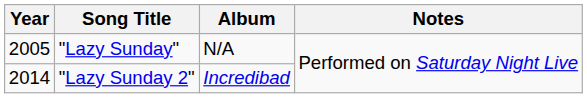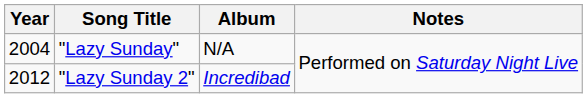(30, 48) 2005 -> (30, 48) 2004
(30, 78) 2014 -> (30, 78) 2012
